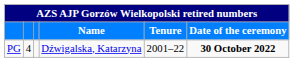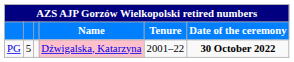(28, 48) 4 -> (28, 48) 5
(91, 48) no background -> (91, 48) pink background
